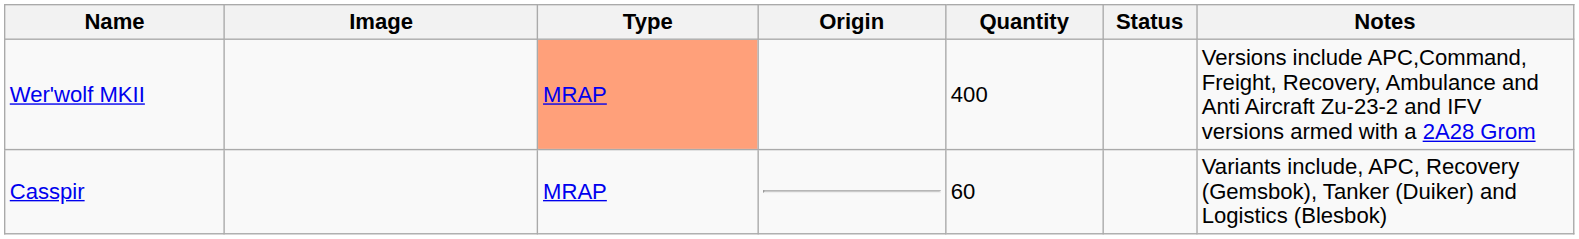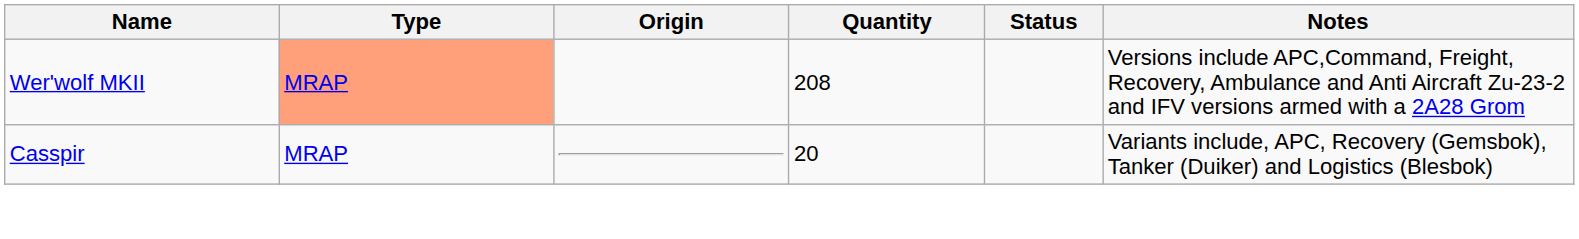- column: (381, 22)
(969, 94) 400 -> (812, 81) 208
(963, 191) 60 -> (806, 154) 20
